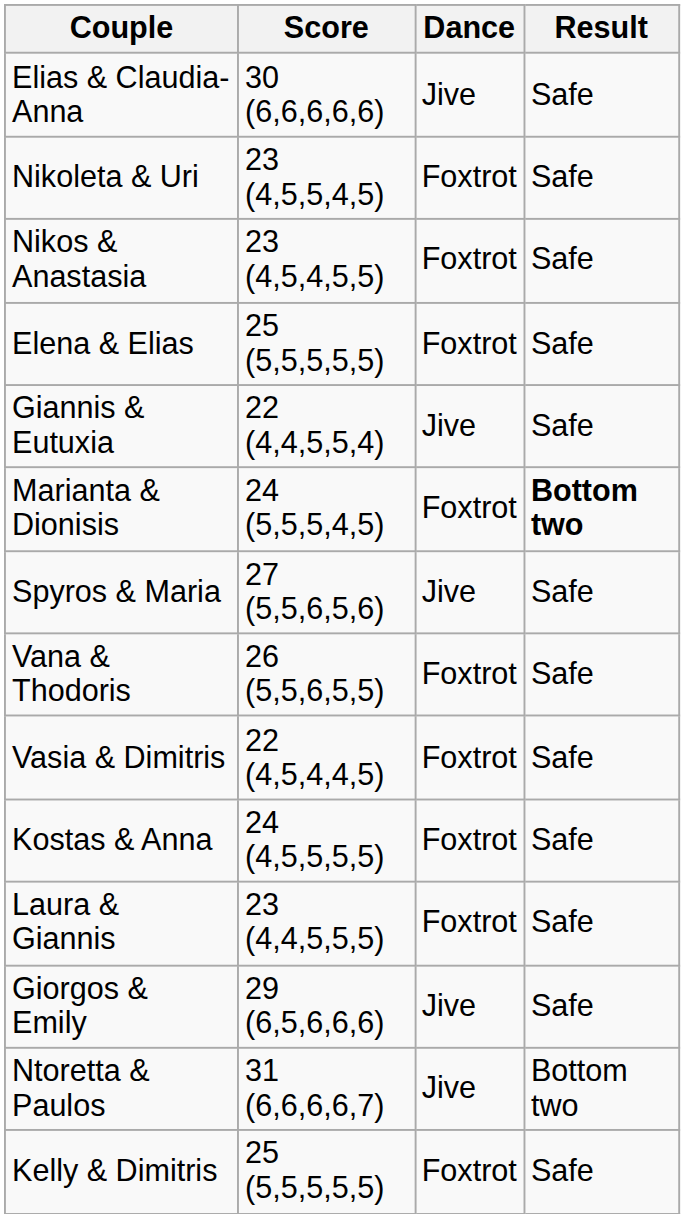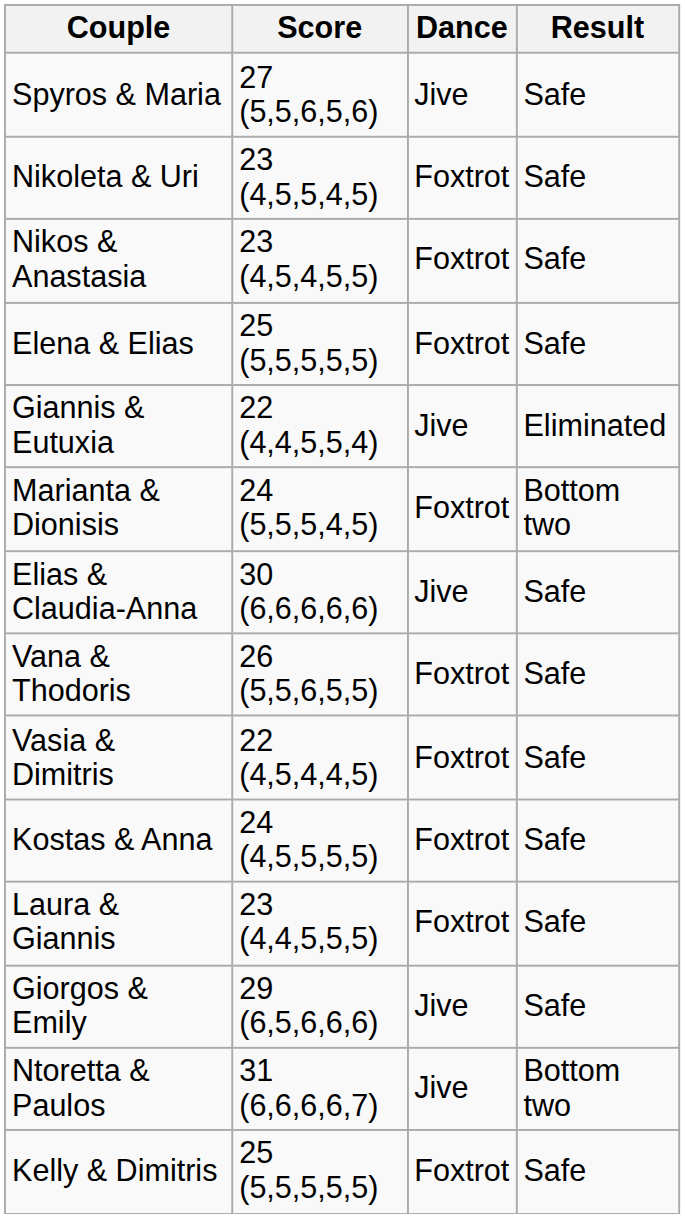rows swapped: (116, 591) <-> (121, 94)
(562, 425) Safe -> (595, 425) Eliminated
(584, 508) bold -> (572, 508) normal
